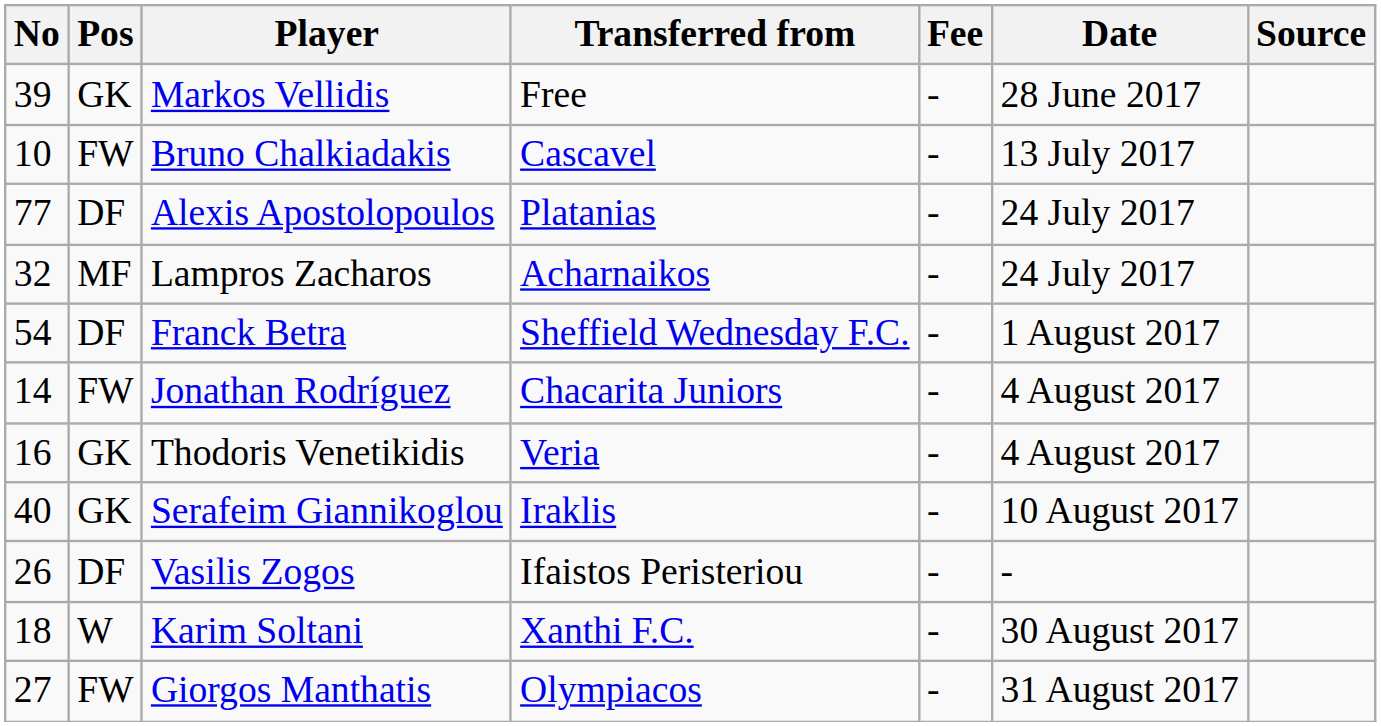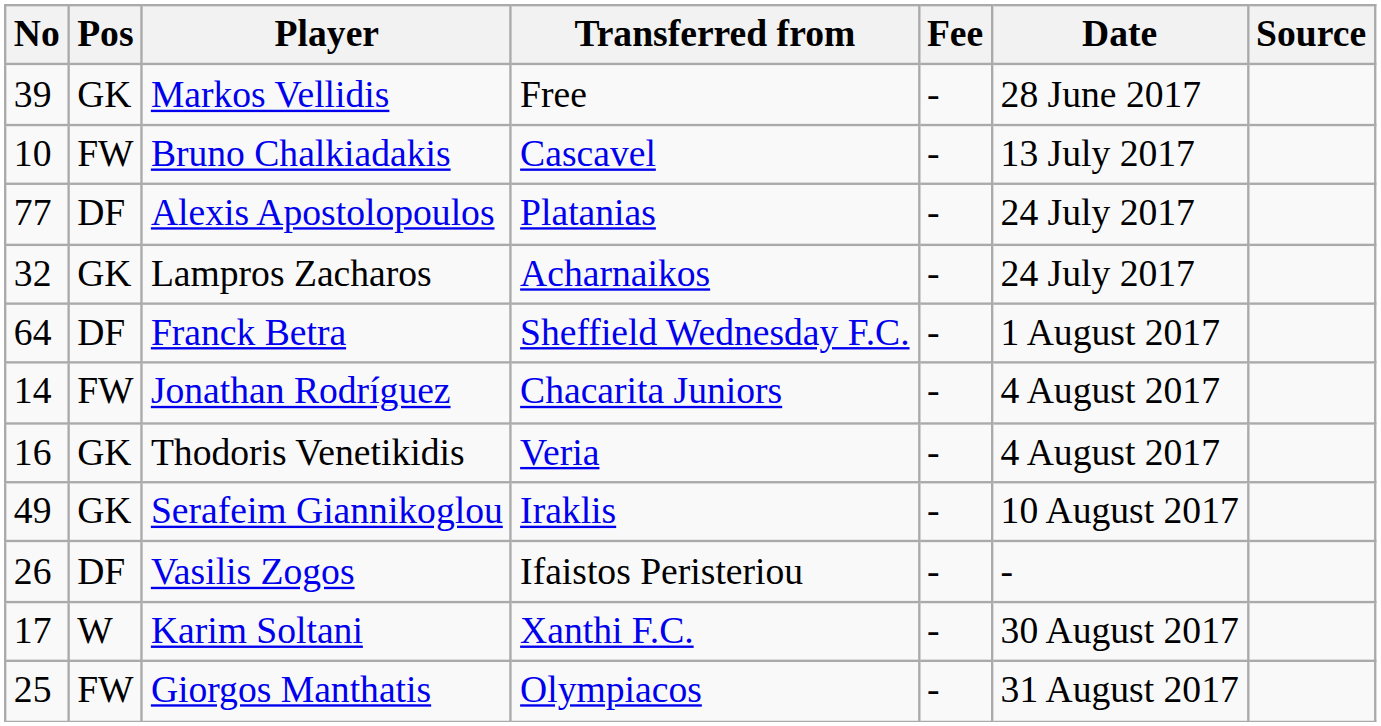(104, 272) MF -> (104, 272) GK
(33, 332) 54 -> (33, 332) 64
(33, 511) 40 -> (33, 511) 49
(33, 630) 18 -> (33, 630) 17
(33, 690) 27 -> (33, 690) 25
